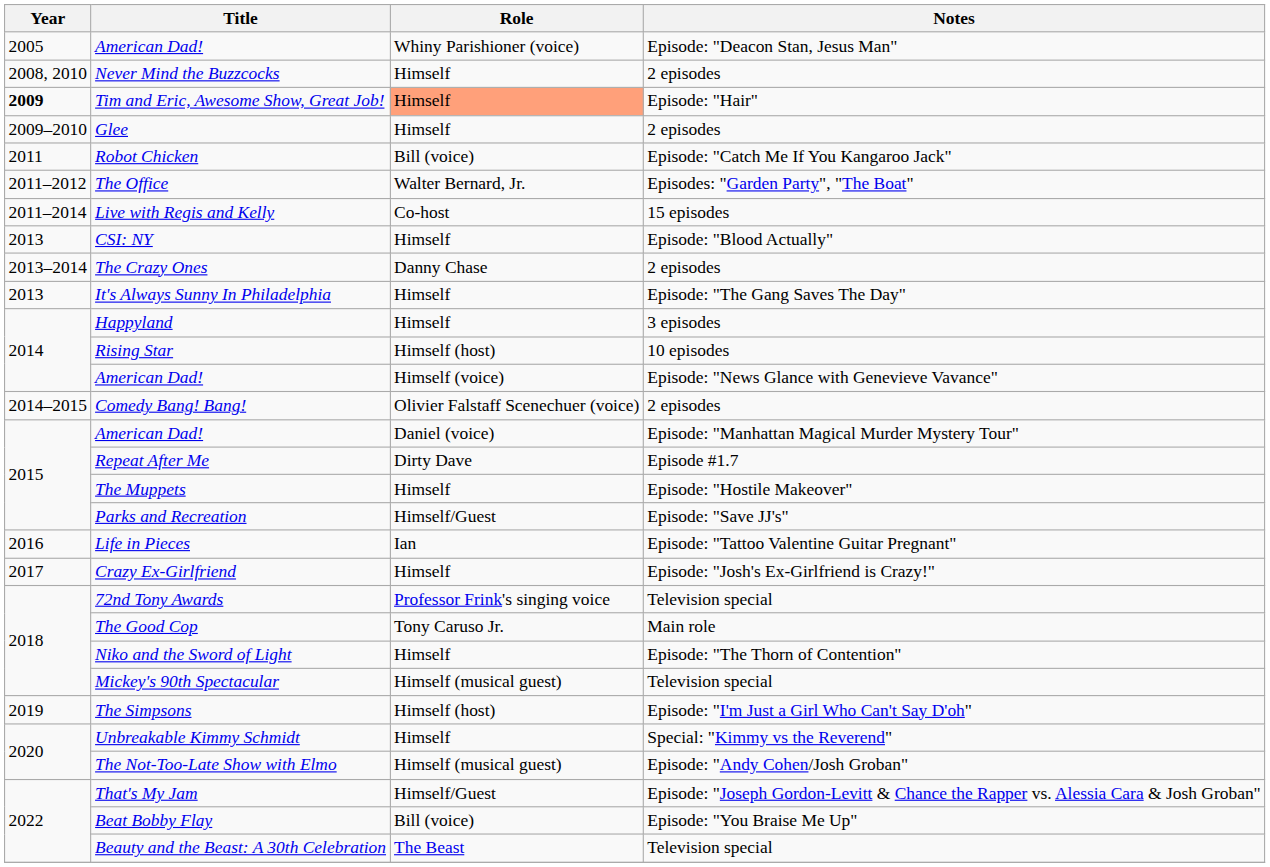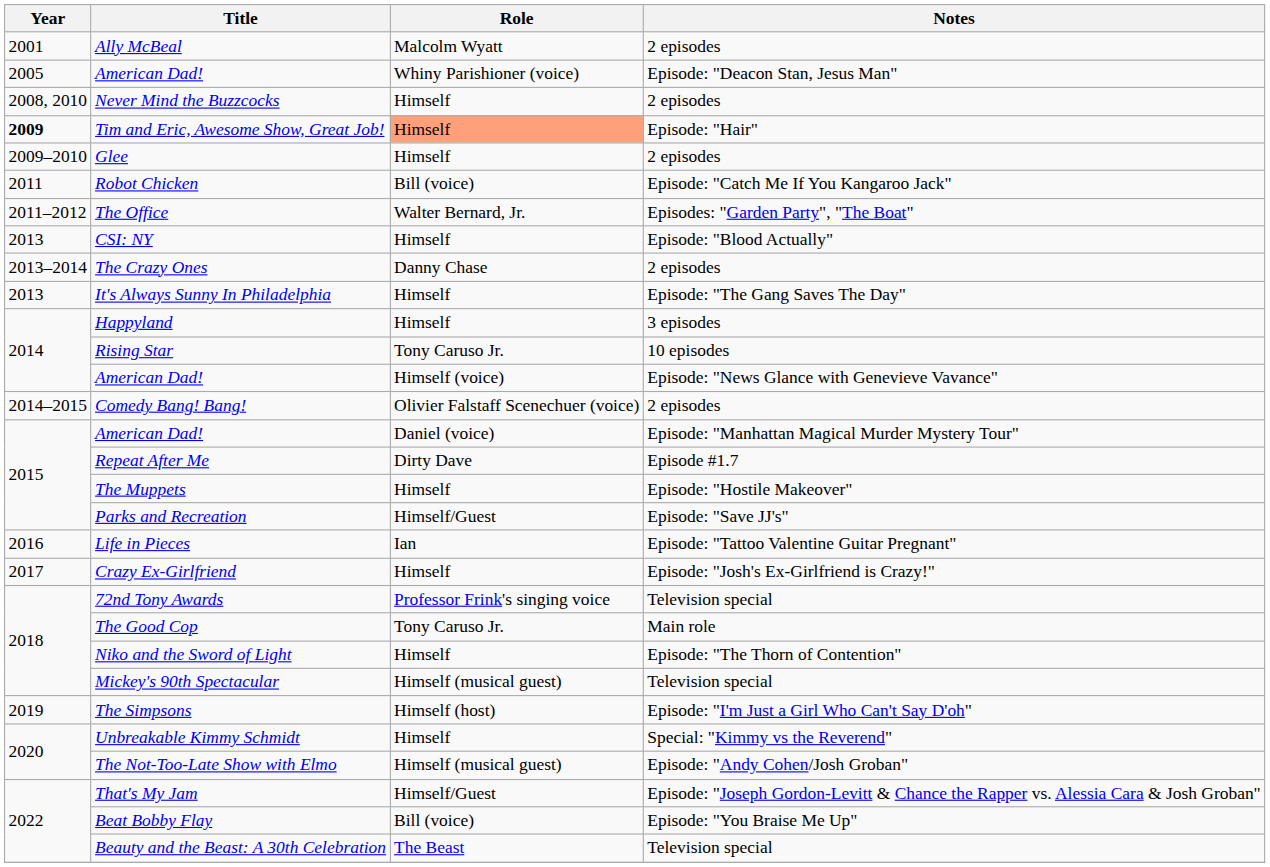+ row: (138, 45)
- row: (185, 211)
(445, 350) Himself (host) -> (449, 350) Tony Caruso Jr.
